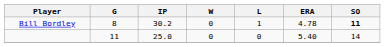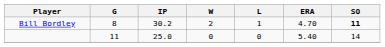(211, 23) 0 -> (211, 23) 2
(307, 23) 4.78 -> (307, 23) 4.70
